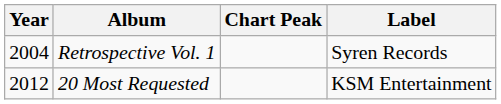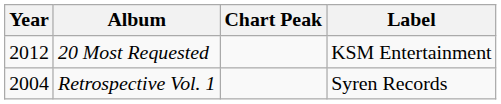rows swapped: (137, 51) <-> (134, 83)
